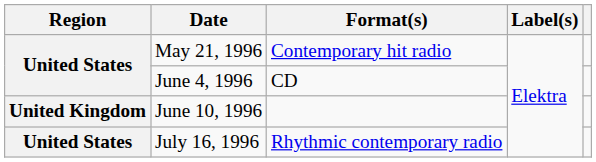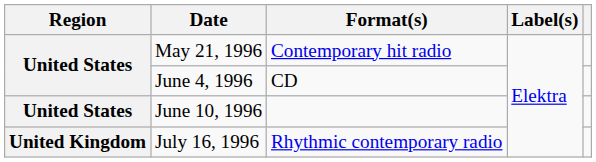(78, 111) United Kingdom -> (78, 111) United States
(78, 141) United States -> (78, 141) United Kingdom
